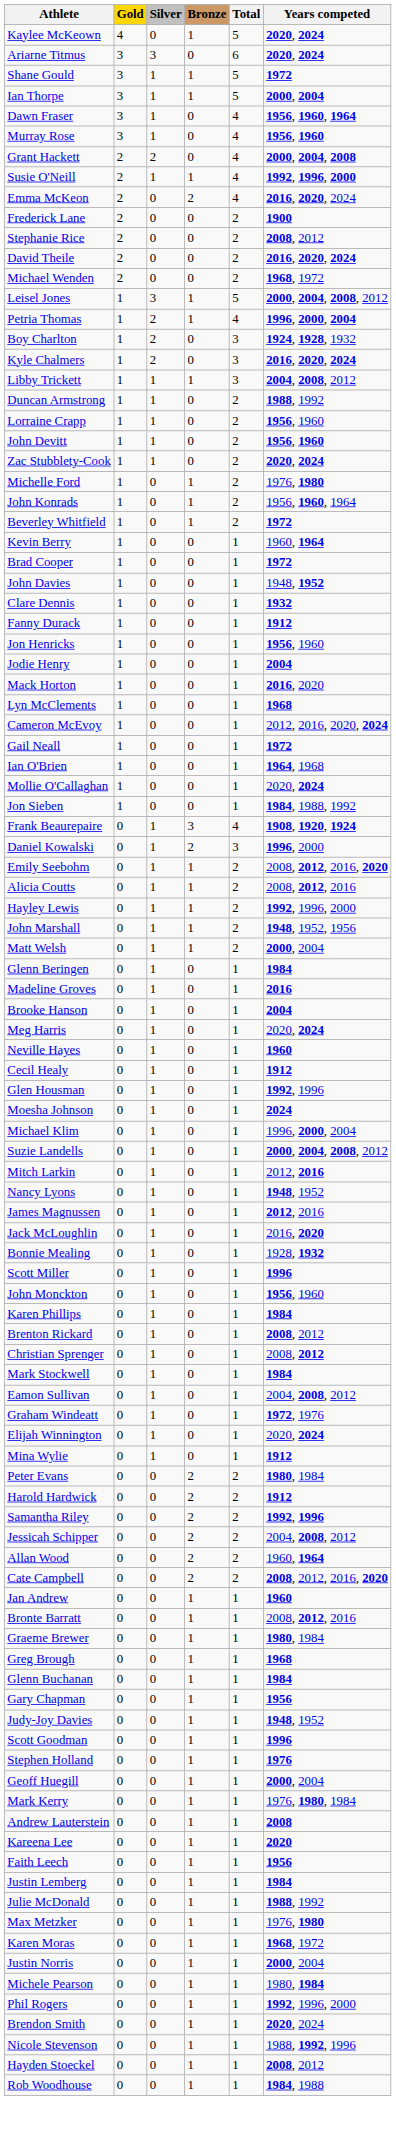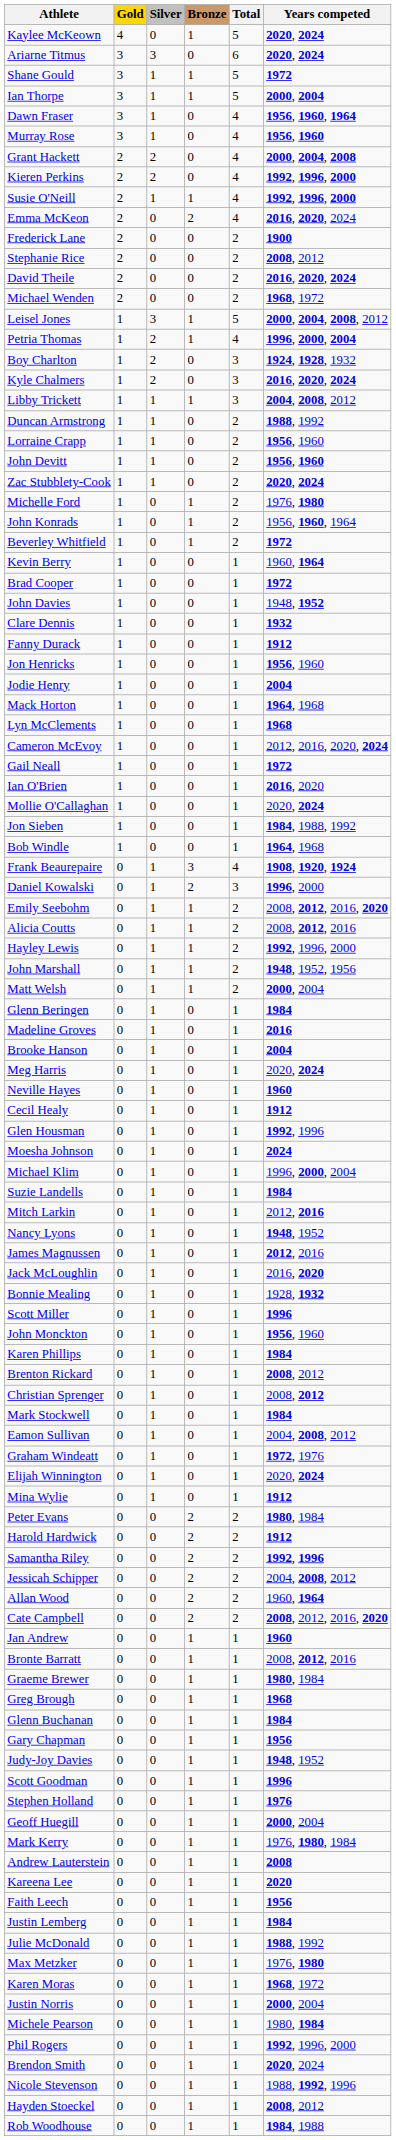+ row: (46, 177)
(295, 684) 2016, 2020 -> (295, 704) 1964, 1968
(295, 765) 1964, 1968 -> (295, 786) 2016, 2020
+ row: (38, 846)
(327, 1151) 2000, 2004, 2008, 2012 -> (279, 1192) 1984
